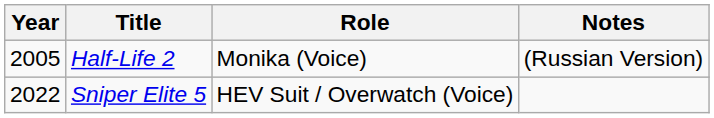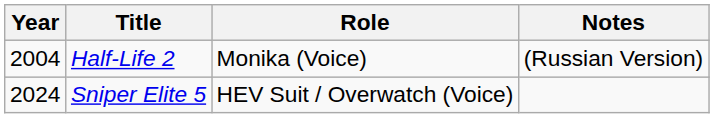(35, 58) 2005 -> (35, 58) 2004
(35, 94) 2022 -> (35, 94) 2024
